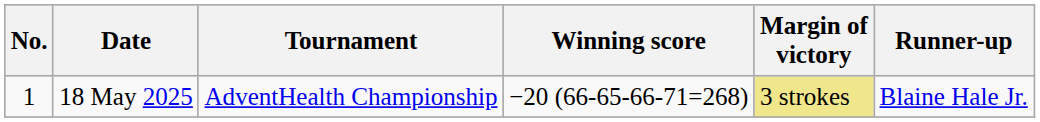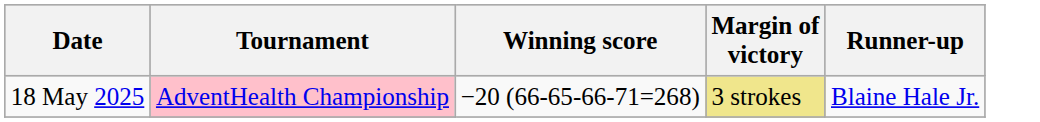- column: (29, 40)
(351, 96) no background -> (302, 96) pink background
